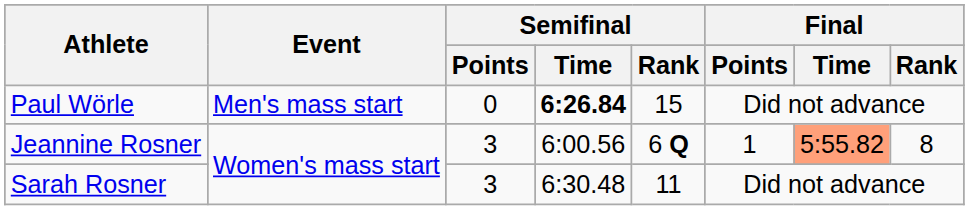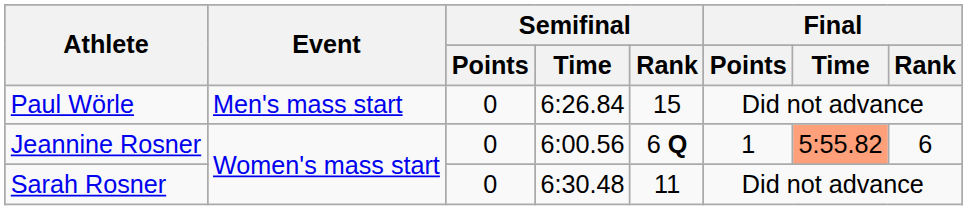(583, 105) bold -> (582, 105) normal
(490, 145) 3 -> (490, 145) 0
(927, 145) 8 -> (925, 145) 6
(490, 184) 3 -> (490, 184) 0
